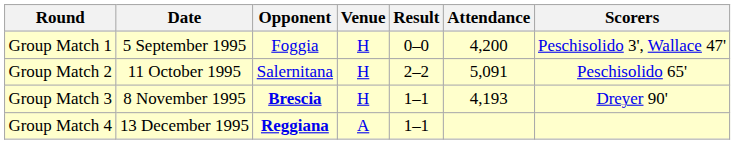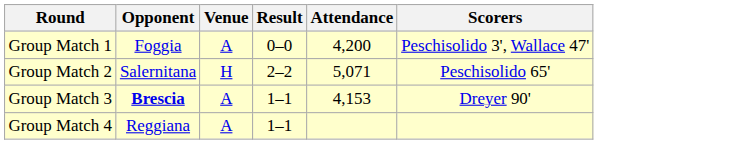- column: (184, 17)
(363, 44) H -> (226, 44) A
(489, 71) 5,091 -> (352, 71) 5,071
(363, 98) H -> (226, 98) A
(489, 98) 4,193 -> (352, 98) 4,153
(295, 125) bold -> (158, 125) normal
